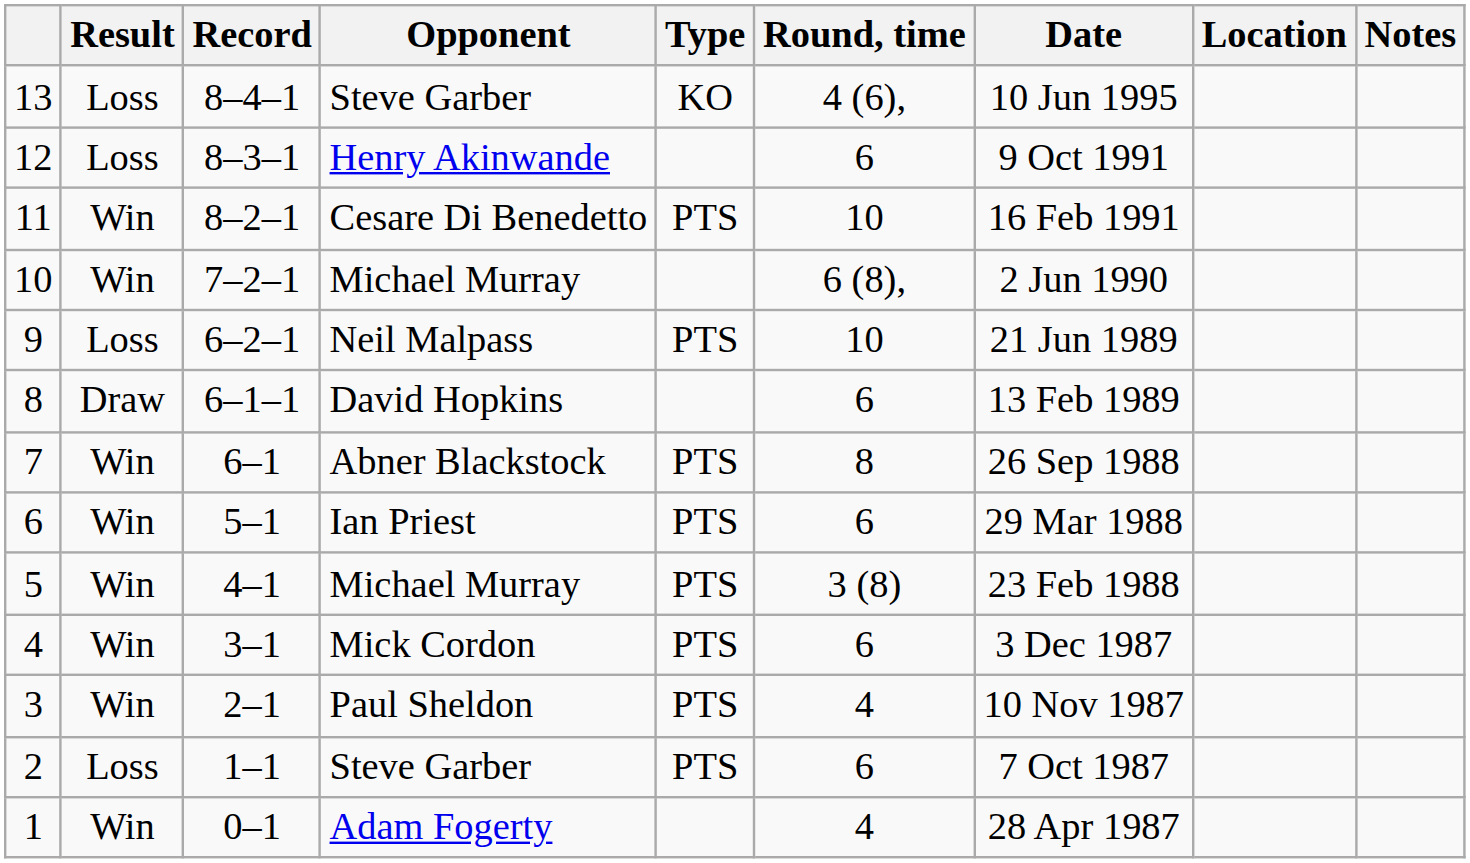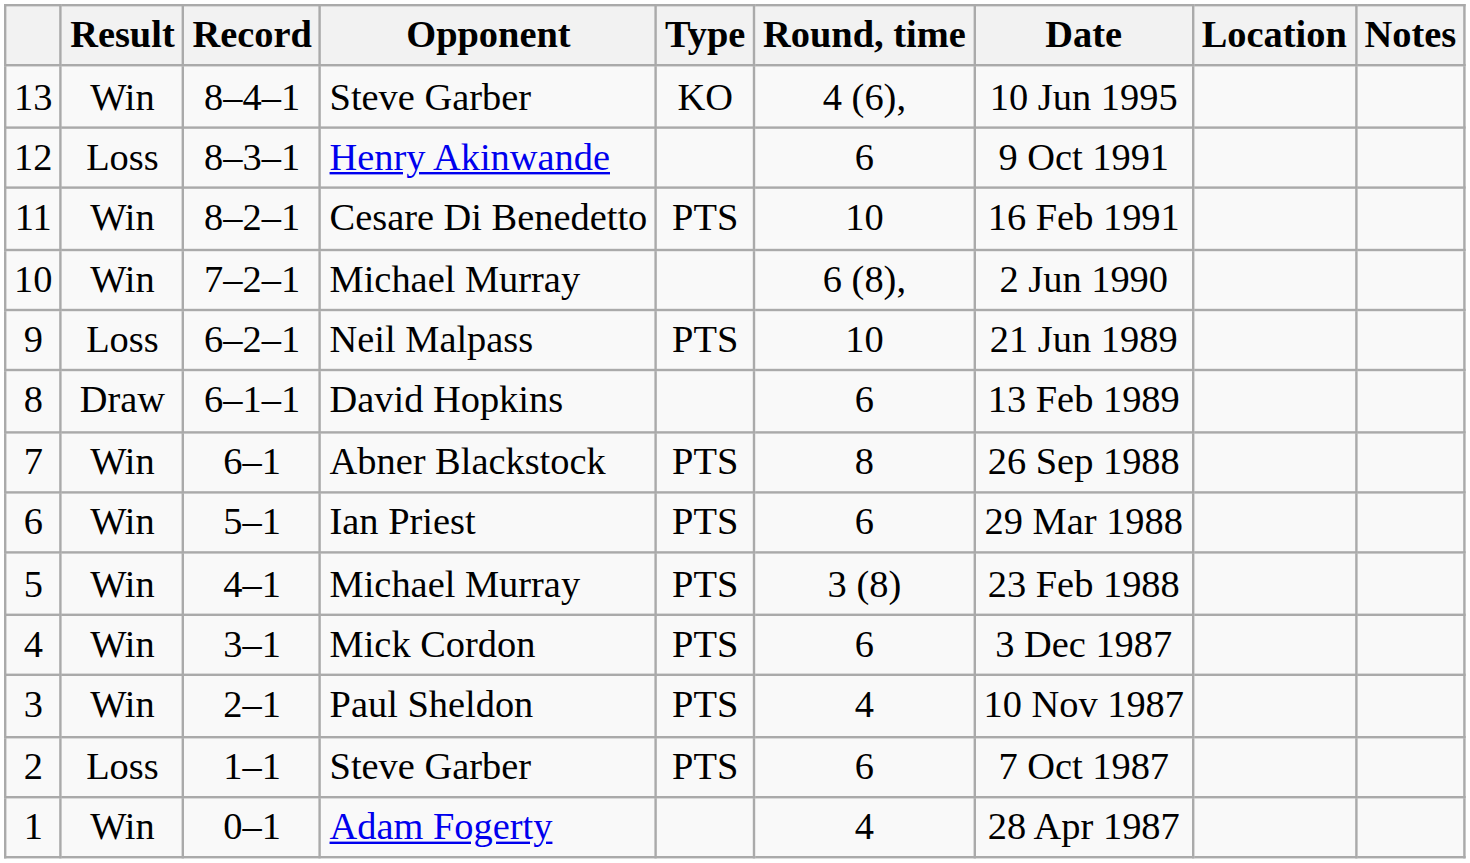(122, 95) Loss -> (122, 95) Win
